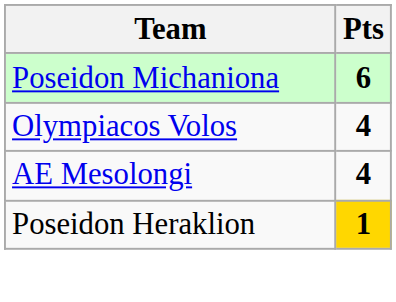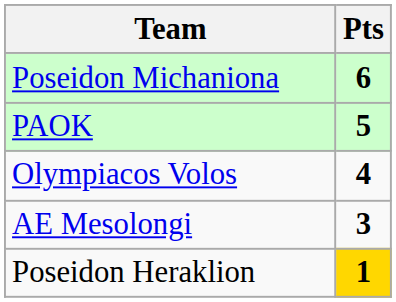+ row: (52, 126)
(363, 175) 4 -> (363, 223) 3
